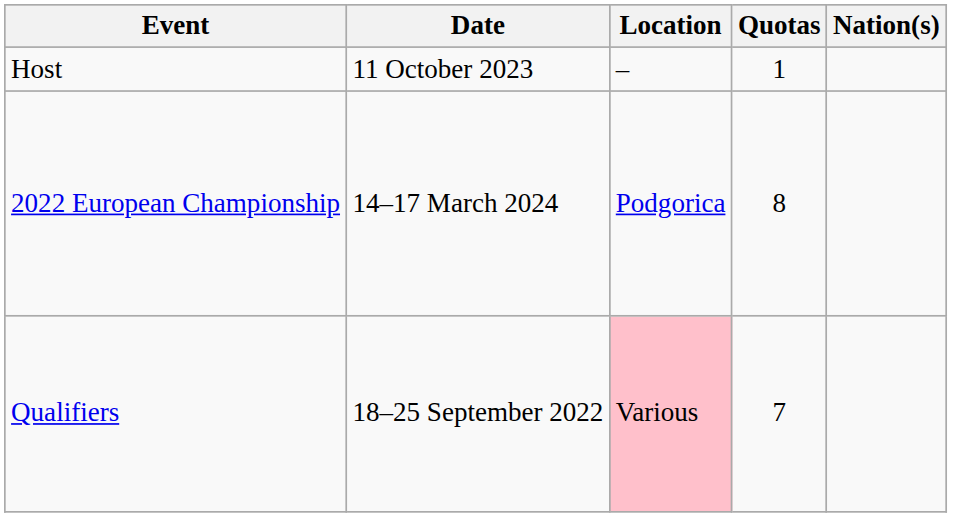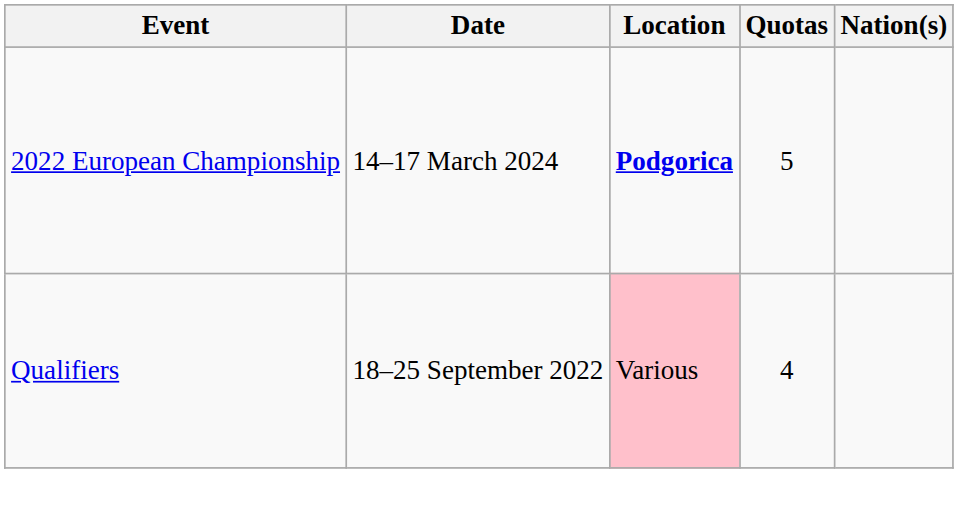- row: (37, 68)
(671, 202) normal -> (674, 160) bold
(779, 202) 8 -> (787, 160) 5
(779, 413) 7 -> (787, 370) 4
